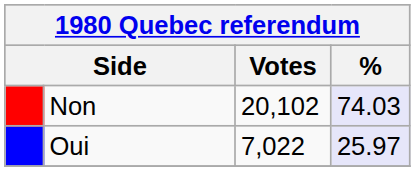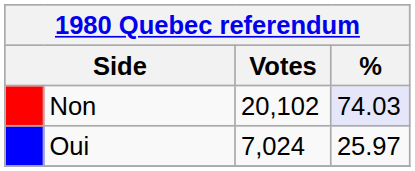(273, 147) 7,022 -> (273, 147) 7,024
(369, 147) lavender background -> (369, 147) no background
